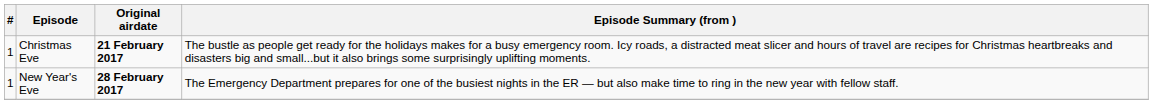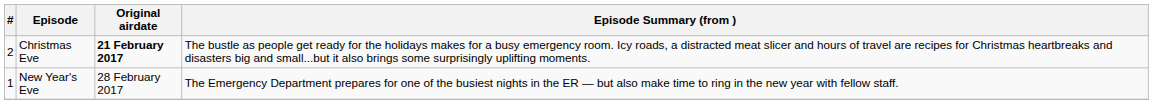(10, 51) 1 -> (10, 51) 2
(130, 83) bold -> (129, 83) normal
